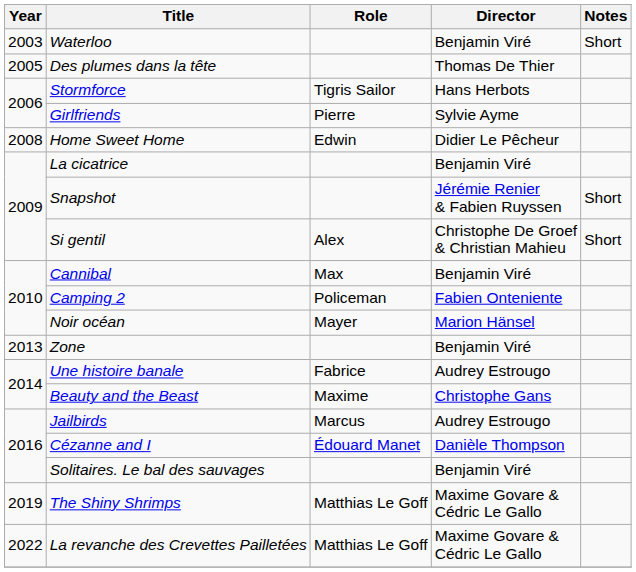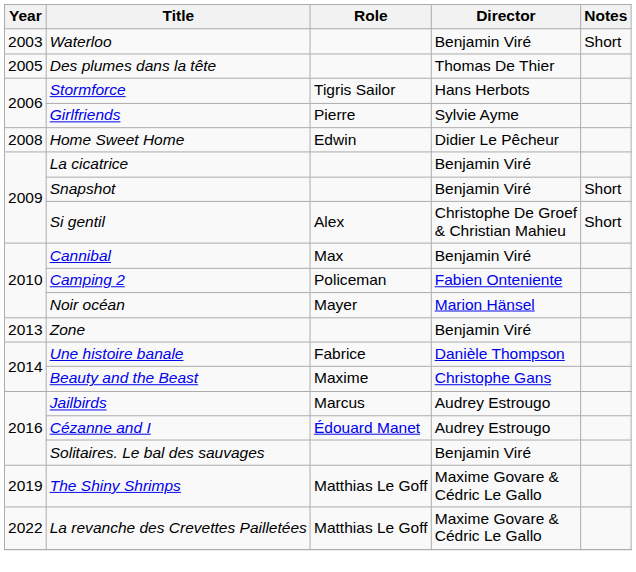(498, 197) Jérémie Renier & Fabien Ruyssen -> (483, 189) Benjamin Viré
(493, 371) Audrey Estrougo -> (500, 354) Danièle Thompson
(500, 445) Danièle Thompson -> (493, 428) Audrey Estrougo
